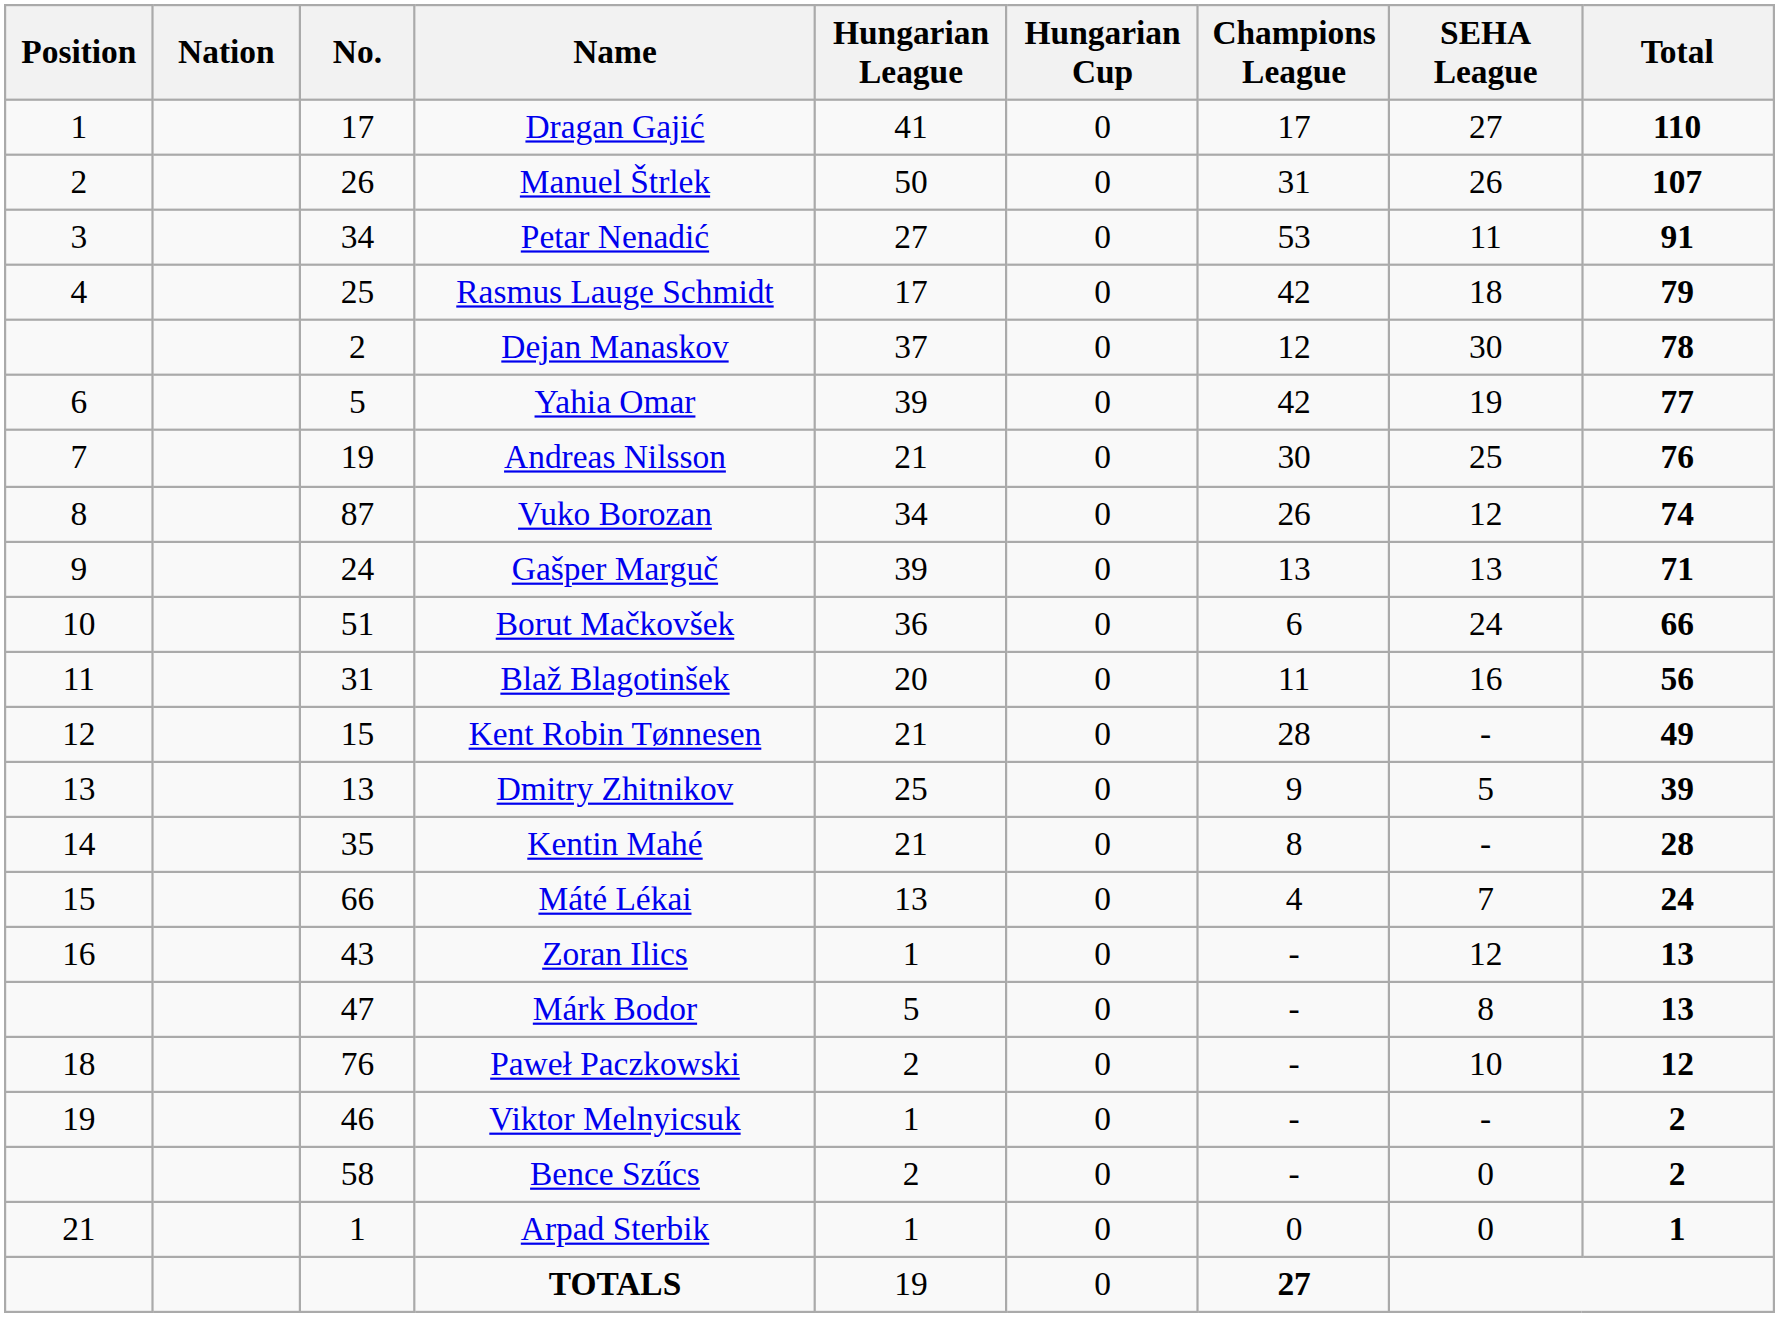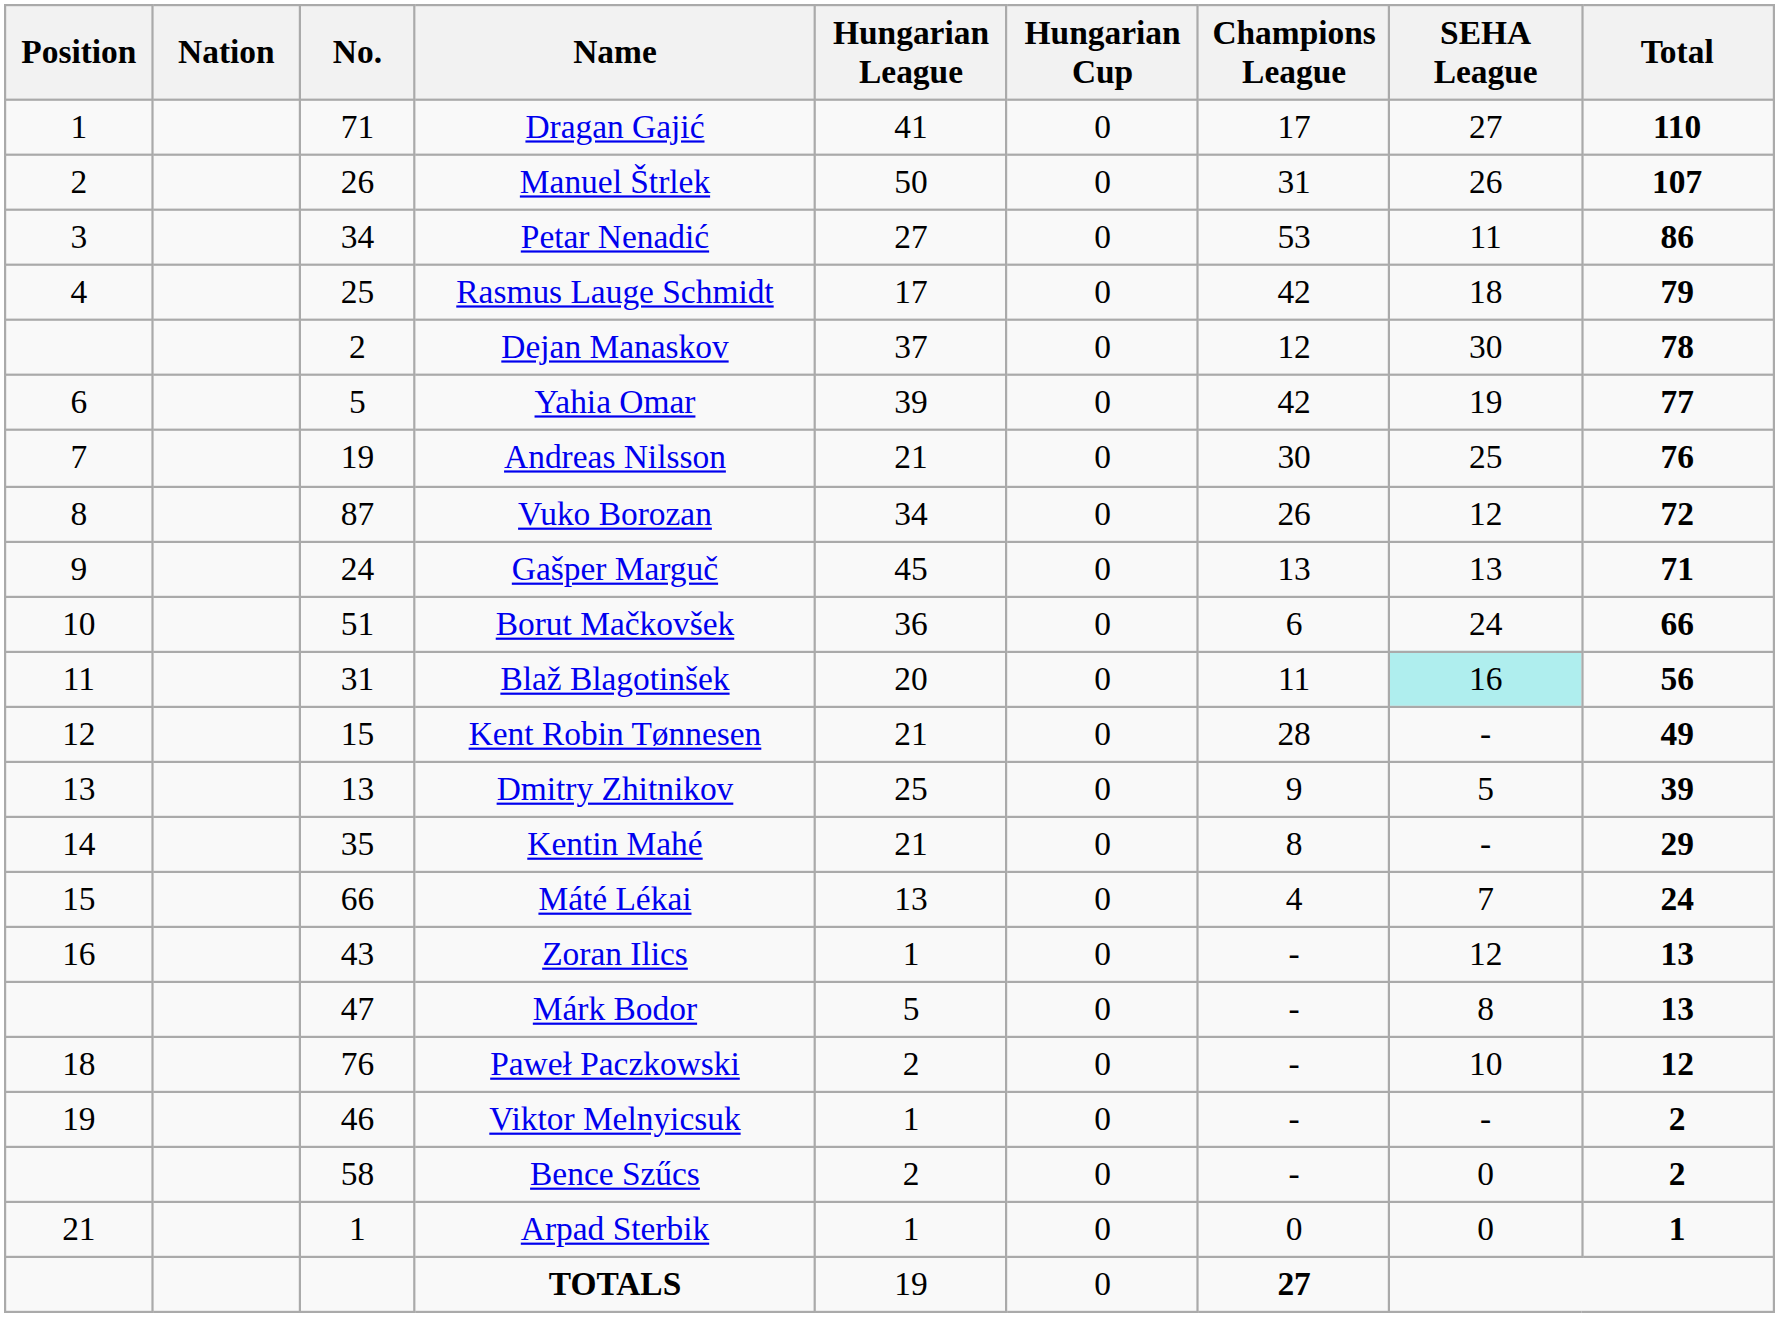(357, 126) 17 -> (357, 126) 71
(1677, 237) 91 -> (1677, 237) 86
(1677, 512) 74 -> (1677, 512) 72
(911, 568) 39 -> (911, 568) 45
(1486, 678) no background -> (1486, 678) paleturquoise background
(1677, 843) 28 -> (1677, 843) 29
